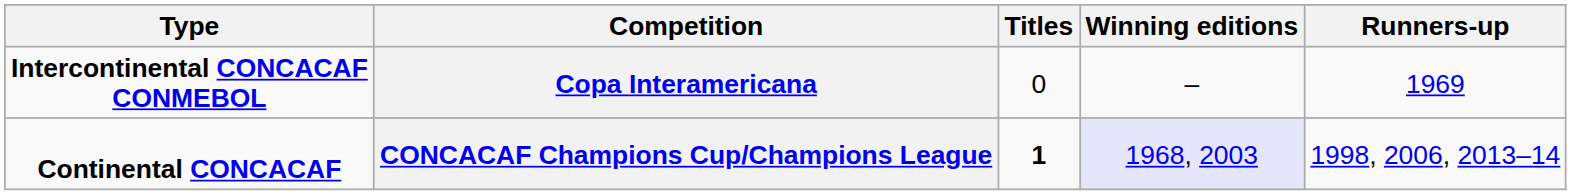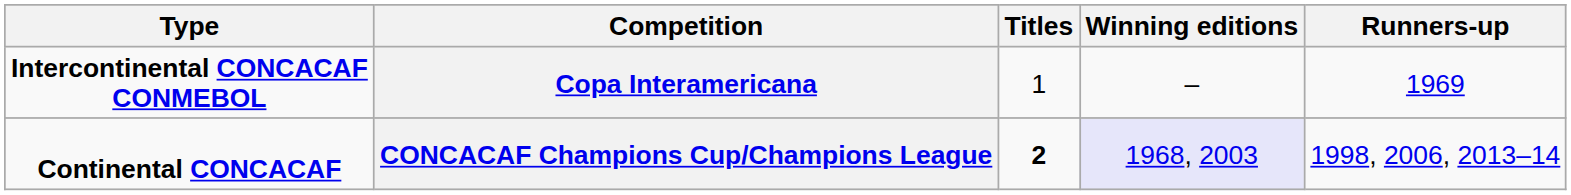(1039, 83) 0 -> (1039, 83) 1
(1039, 154) 1 -> (1039, 154) 2
